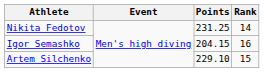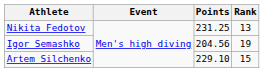(245, 28) 14 -> (245, 28) 13
(213, 43) 204.15 -> (213, 43) 204.56
(245, 43) 16 -> (245, 43) 19
